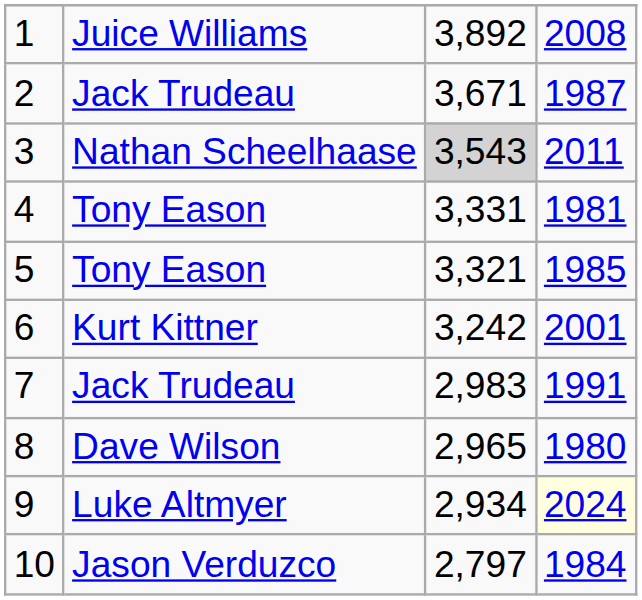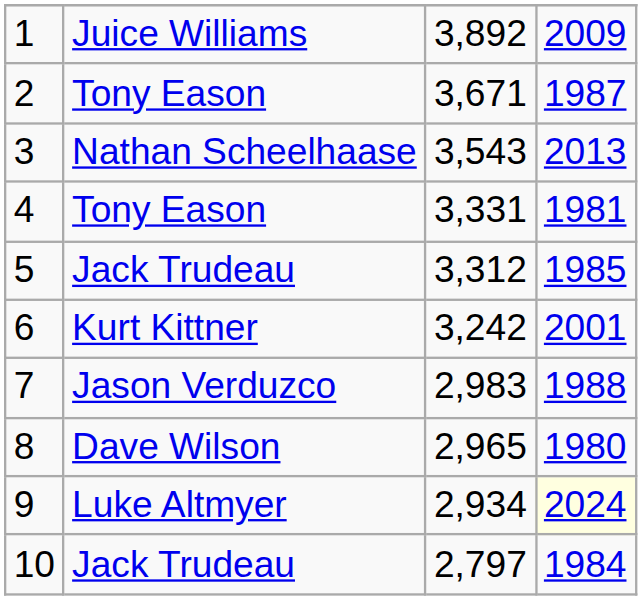(585, 33) 2008 -> (585, 33) 2009
(184, 92) Jack Trudeau -> (169, 92) Tony Eason
(480, 151) lightgrey background -> (480, 151) no background
(584, 151) 2011 -> (585, 151) 2013
(169, 269) Tony Eason -> (184, 269) Jack Trudeau
(480, 269) 3,321 -> (480, 269) 3,312
(184, 387) Jack Trudeau -> (204, 387) Jason Verduzco
(585, 387) 1991 -> (585, 387) 1988
(204, 563) Jason Verduzco -> (184, 563) Jack Trudeau
